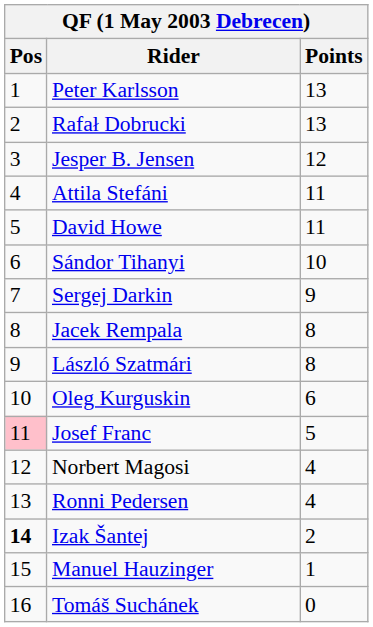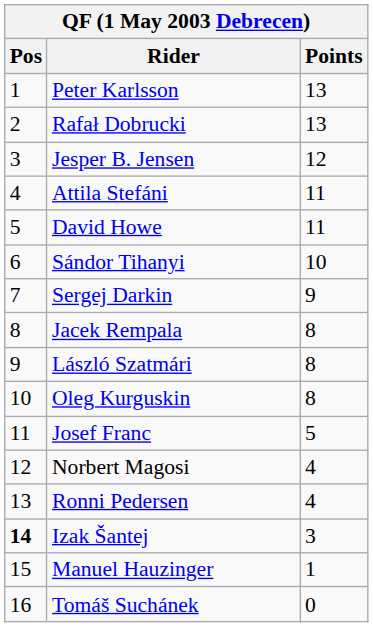(310, 398) 6 -> (310, 398) 8
(20, 432) pink background -> (20, 432) no background
(310, 535) 2 -> (310, 535) 3
